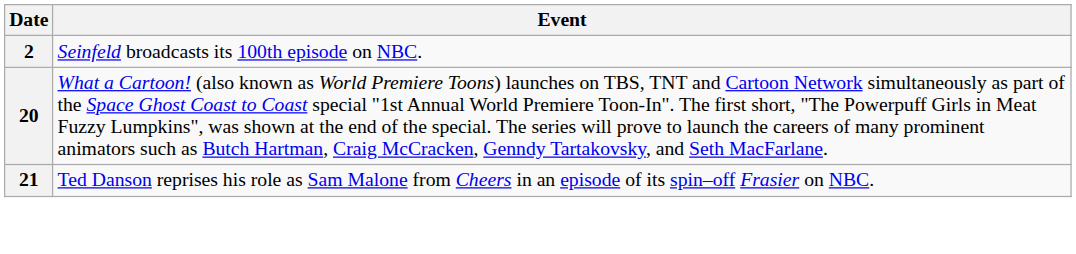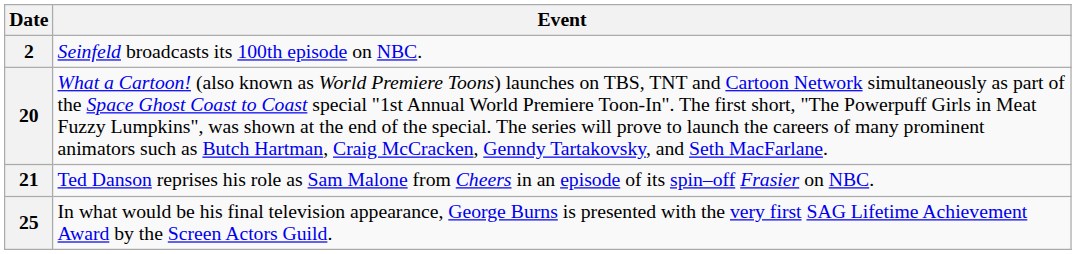+ row: (29, 222)
